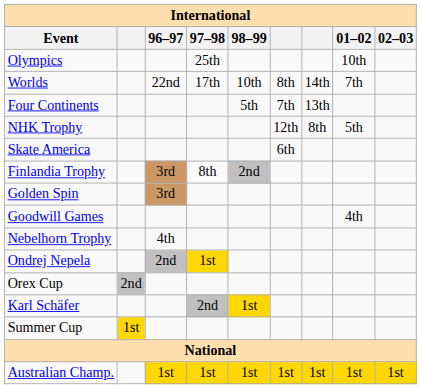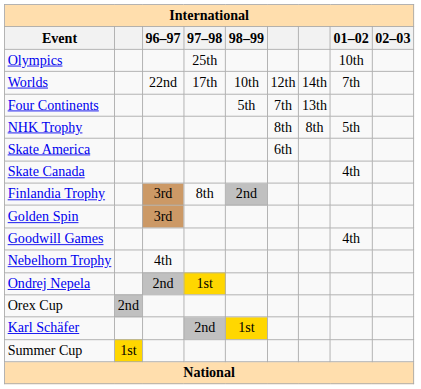(286, 82) 8th -> (283, 82) 12th
(286, 127) 12th -> (283, 127) 8th
+ row: (46, 171)
- row: (61, 372)
